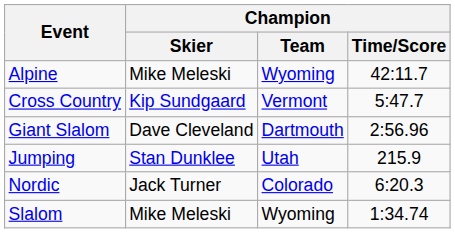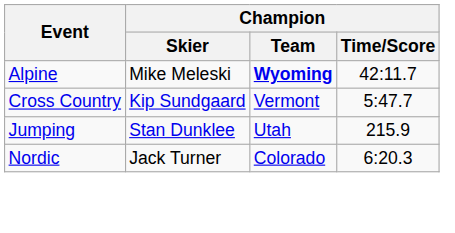(298, 74) normal -> (293, 74) bold
- row: (59, 130)
- row: (36, 213)
